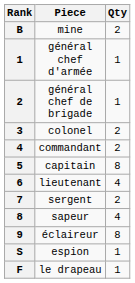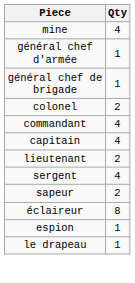- column: (20, 14)
(117, 31) 2 -> (117, 31) 4
(117, 149) 2 -> (117, 124) 4
(117, 166) 8 -> (117, 142) 4
(117, 183) 4 -> (117, 159) 2
(117, 201) 2 -> (117, 176) 4
(117, 218) 4 -> (117, 194) 2
